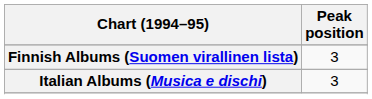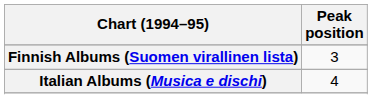(334, 81) 3 -> (334, 81) 4
